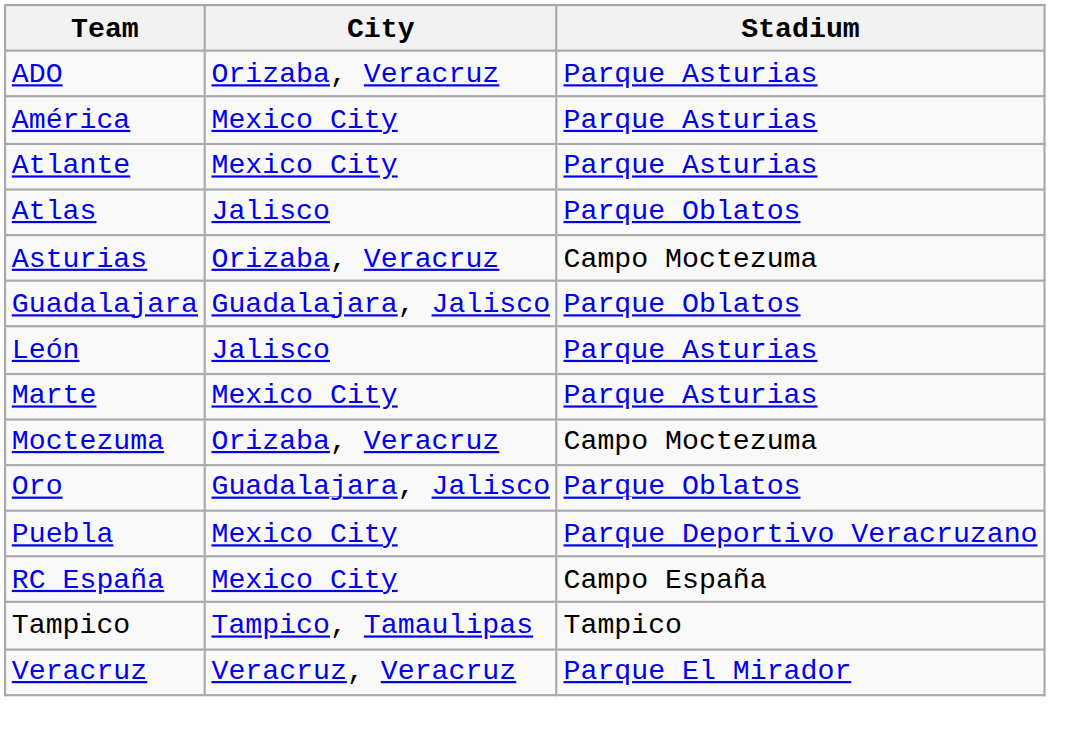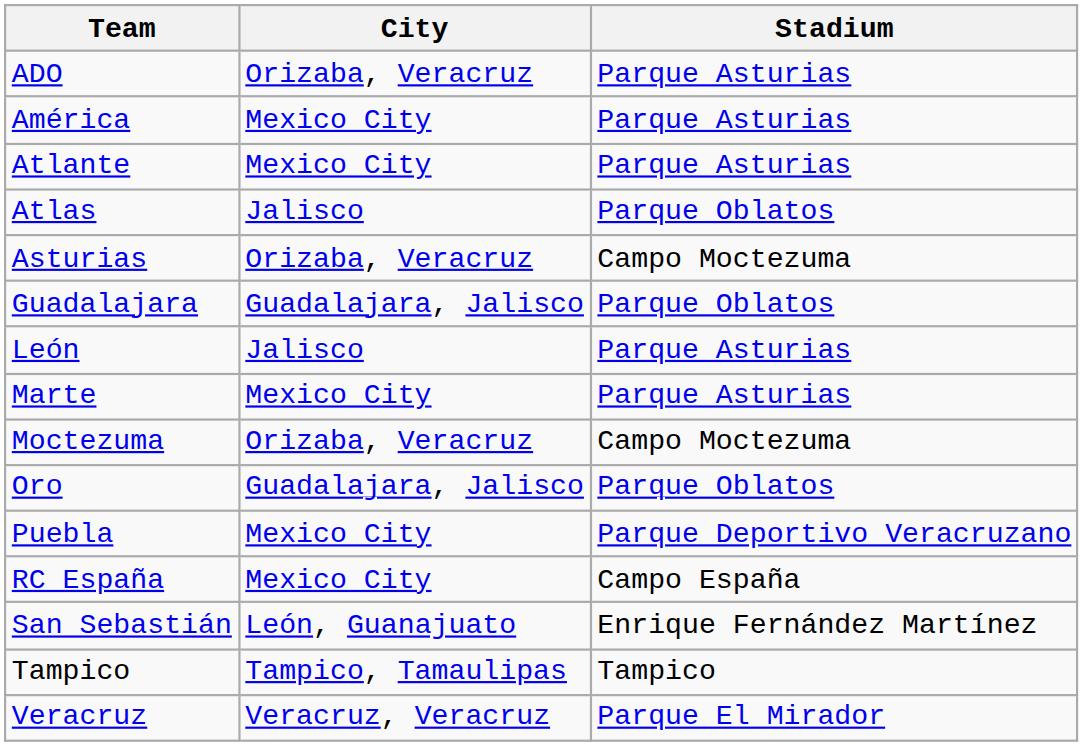+ row: (122, 626)
